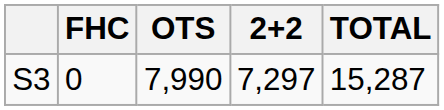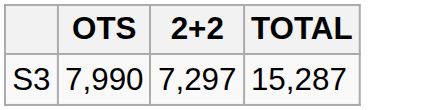- column: (97, 29)
